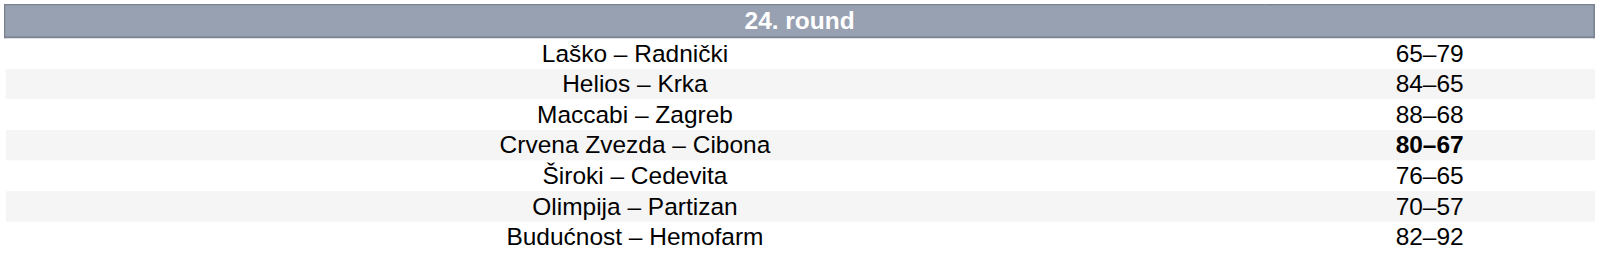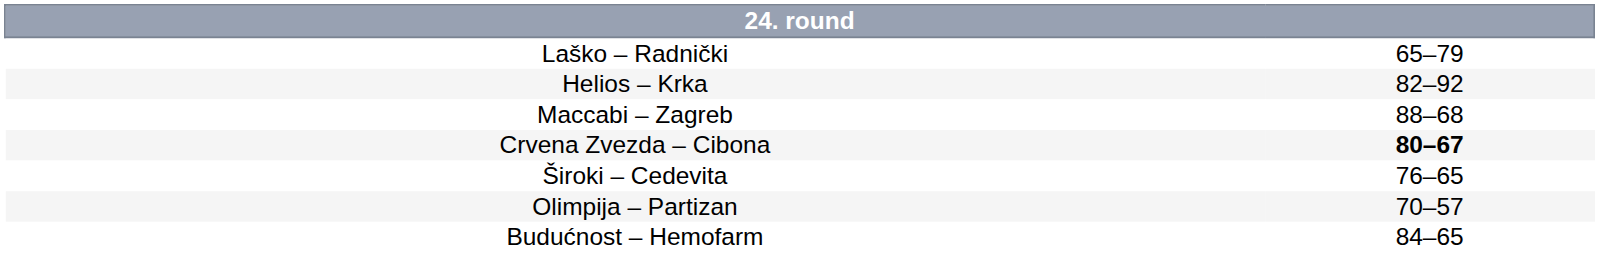(1430, 84) 84–65 -> (1430, 84) 82–92
(1430, 237) 82–92 -> (1430, 237) 84–65
